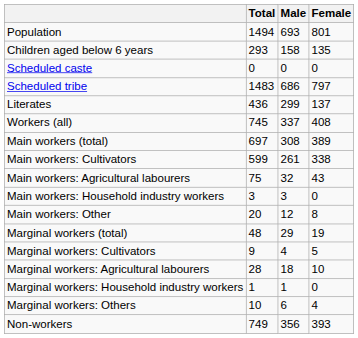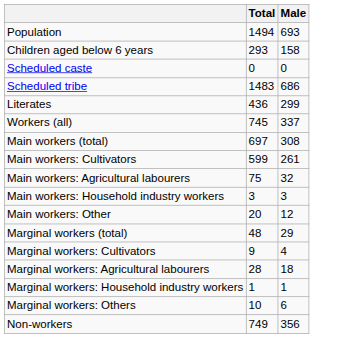- column: (331, 13)
